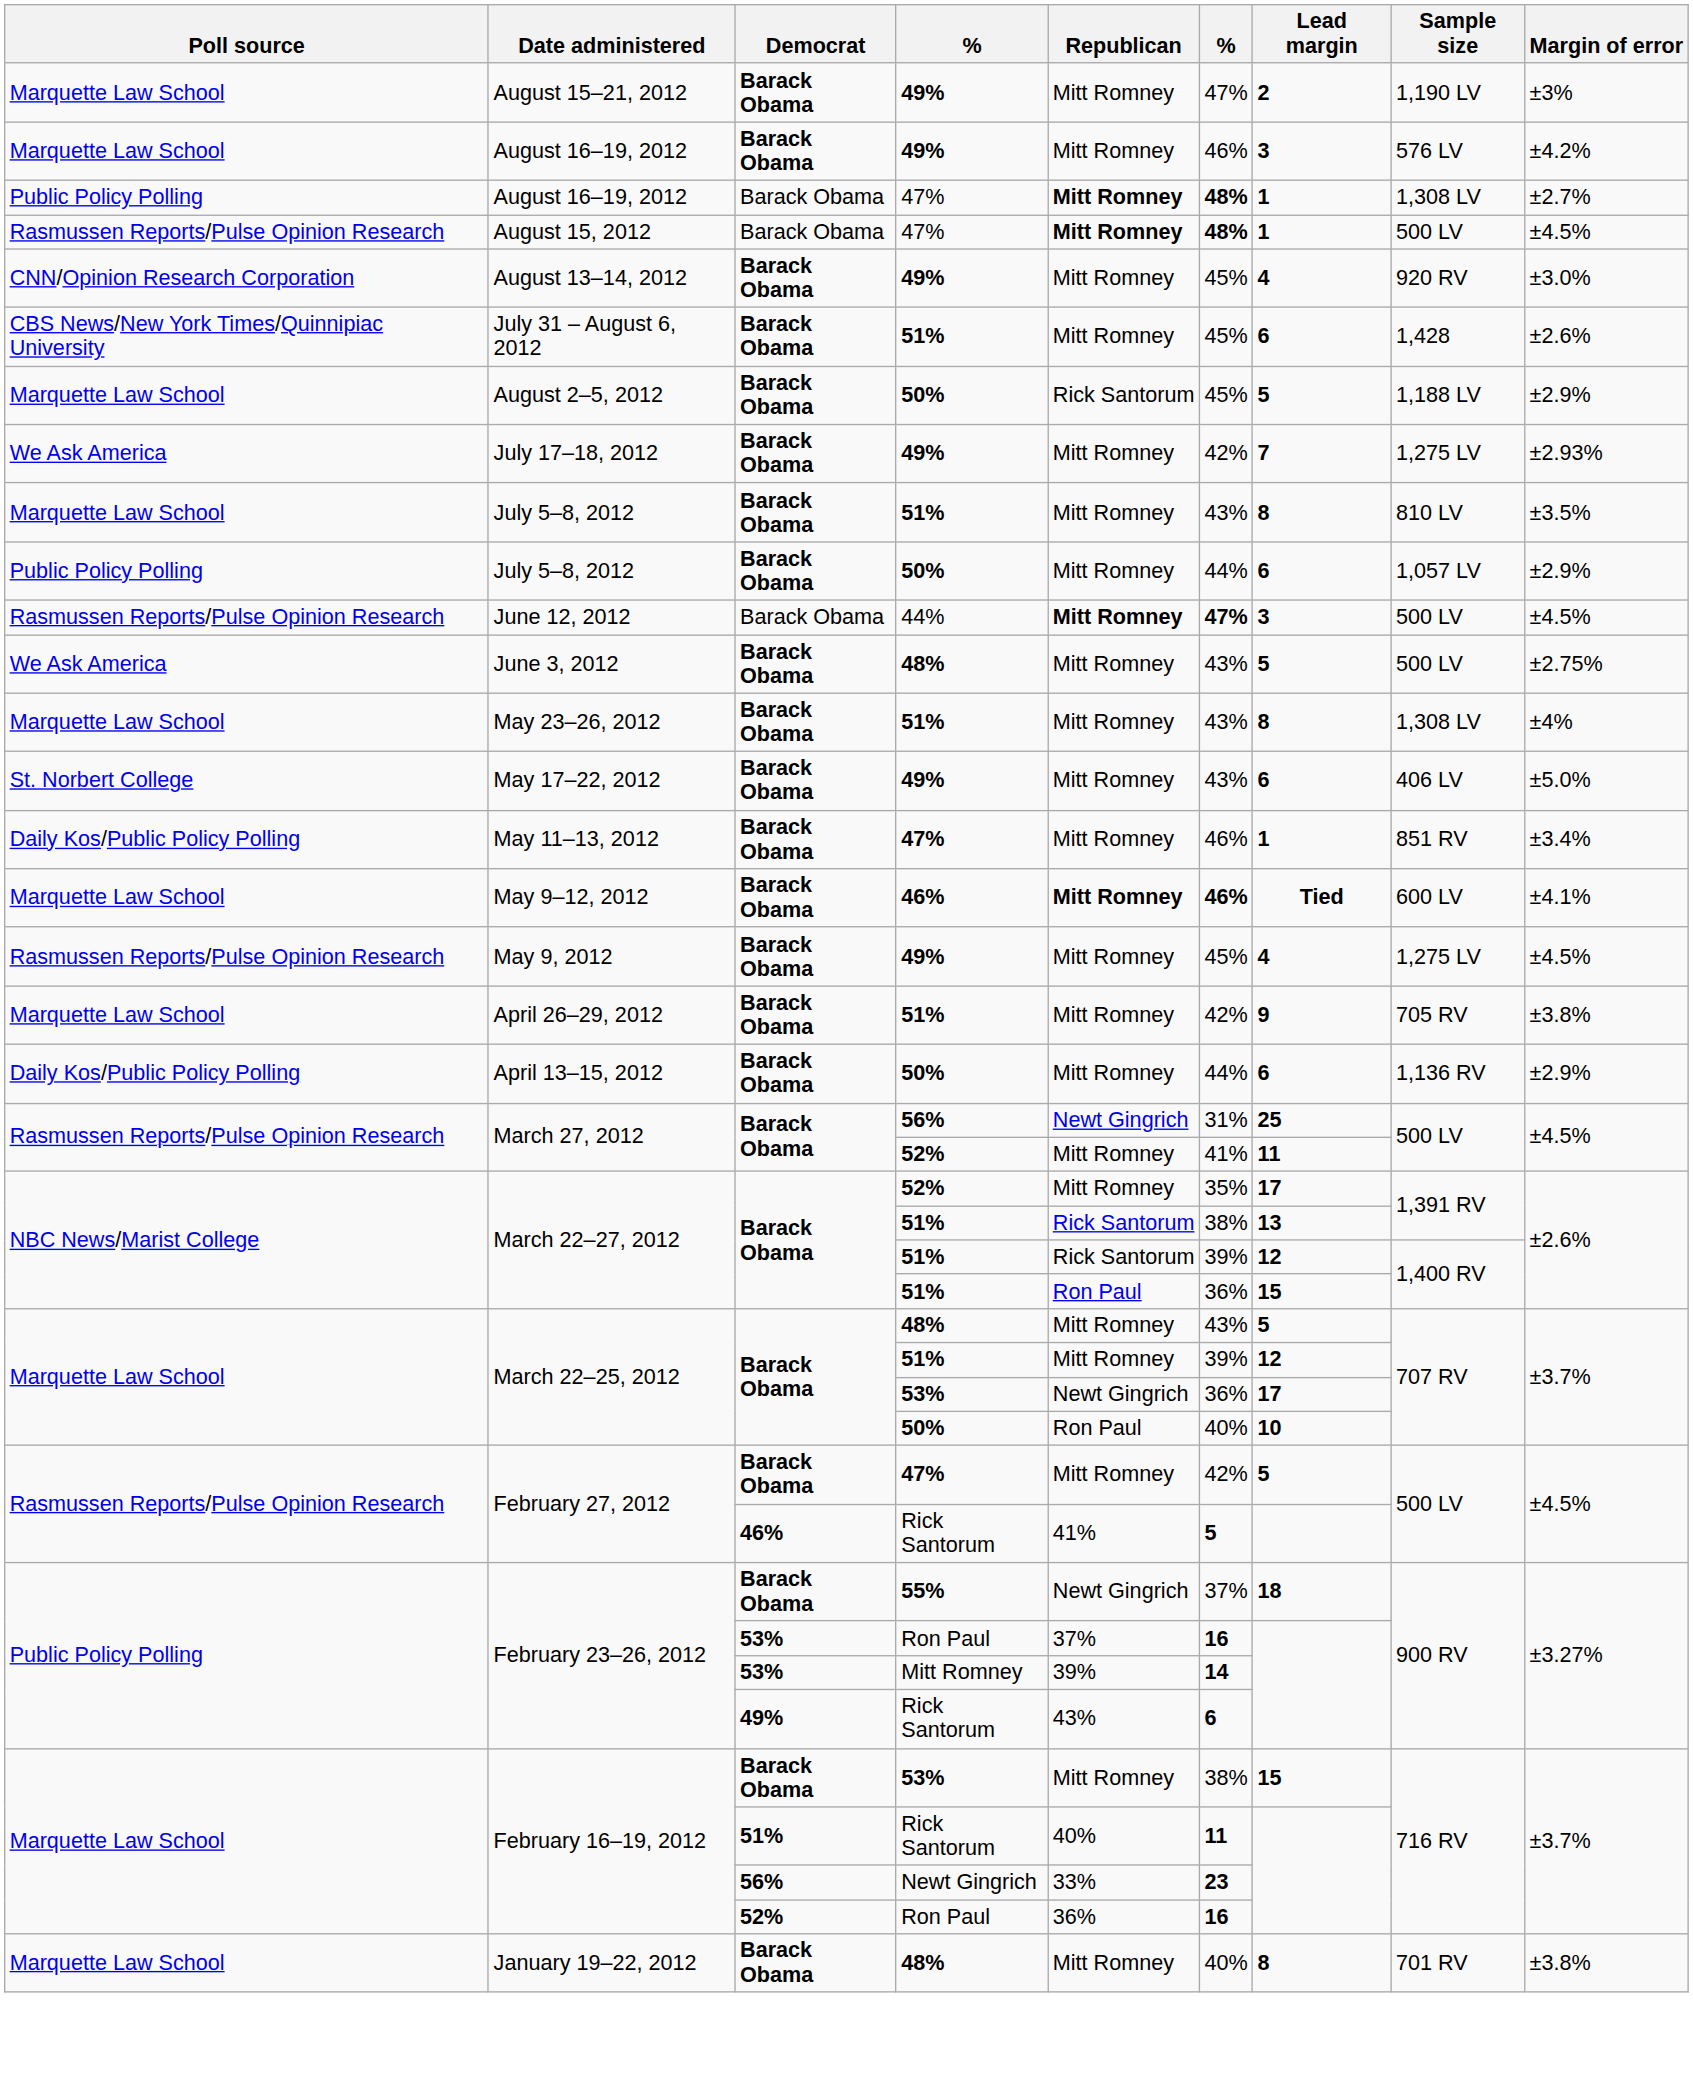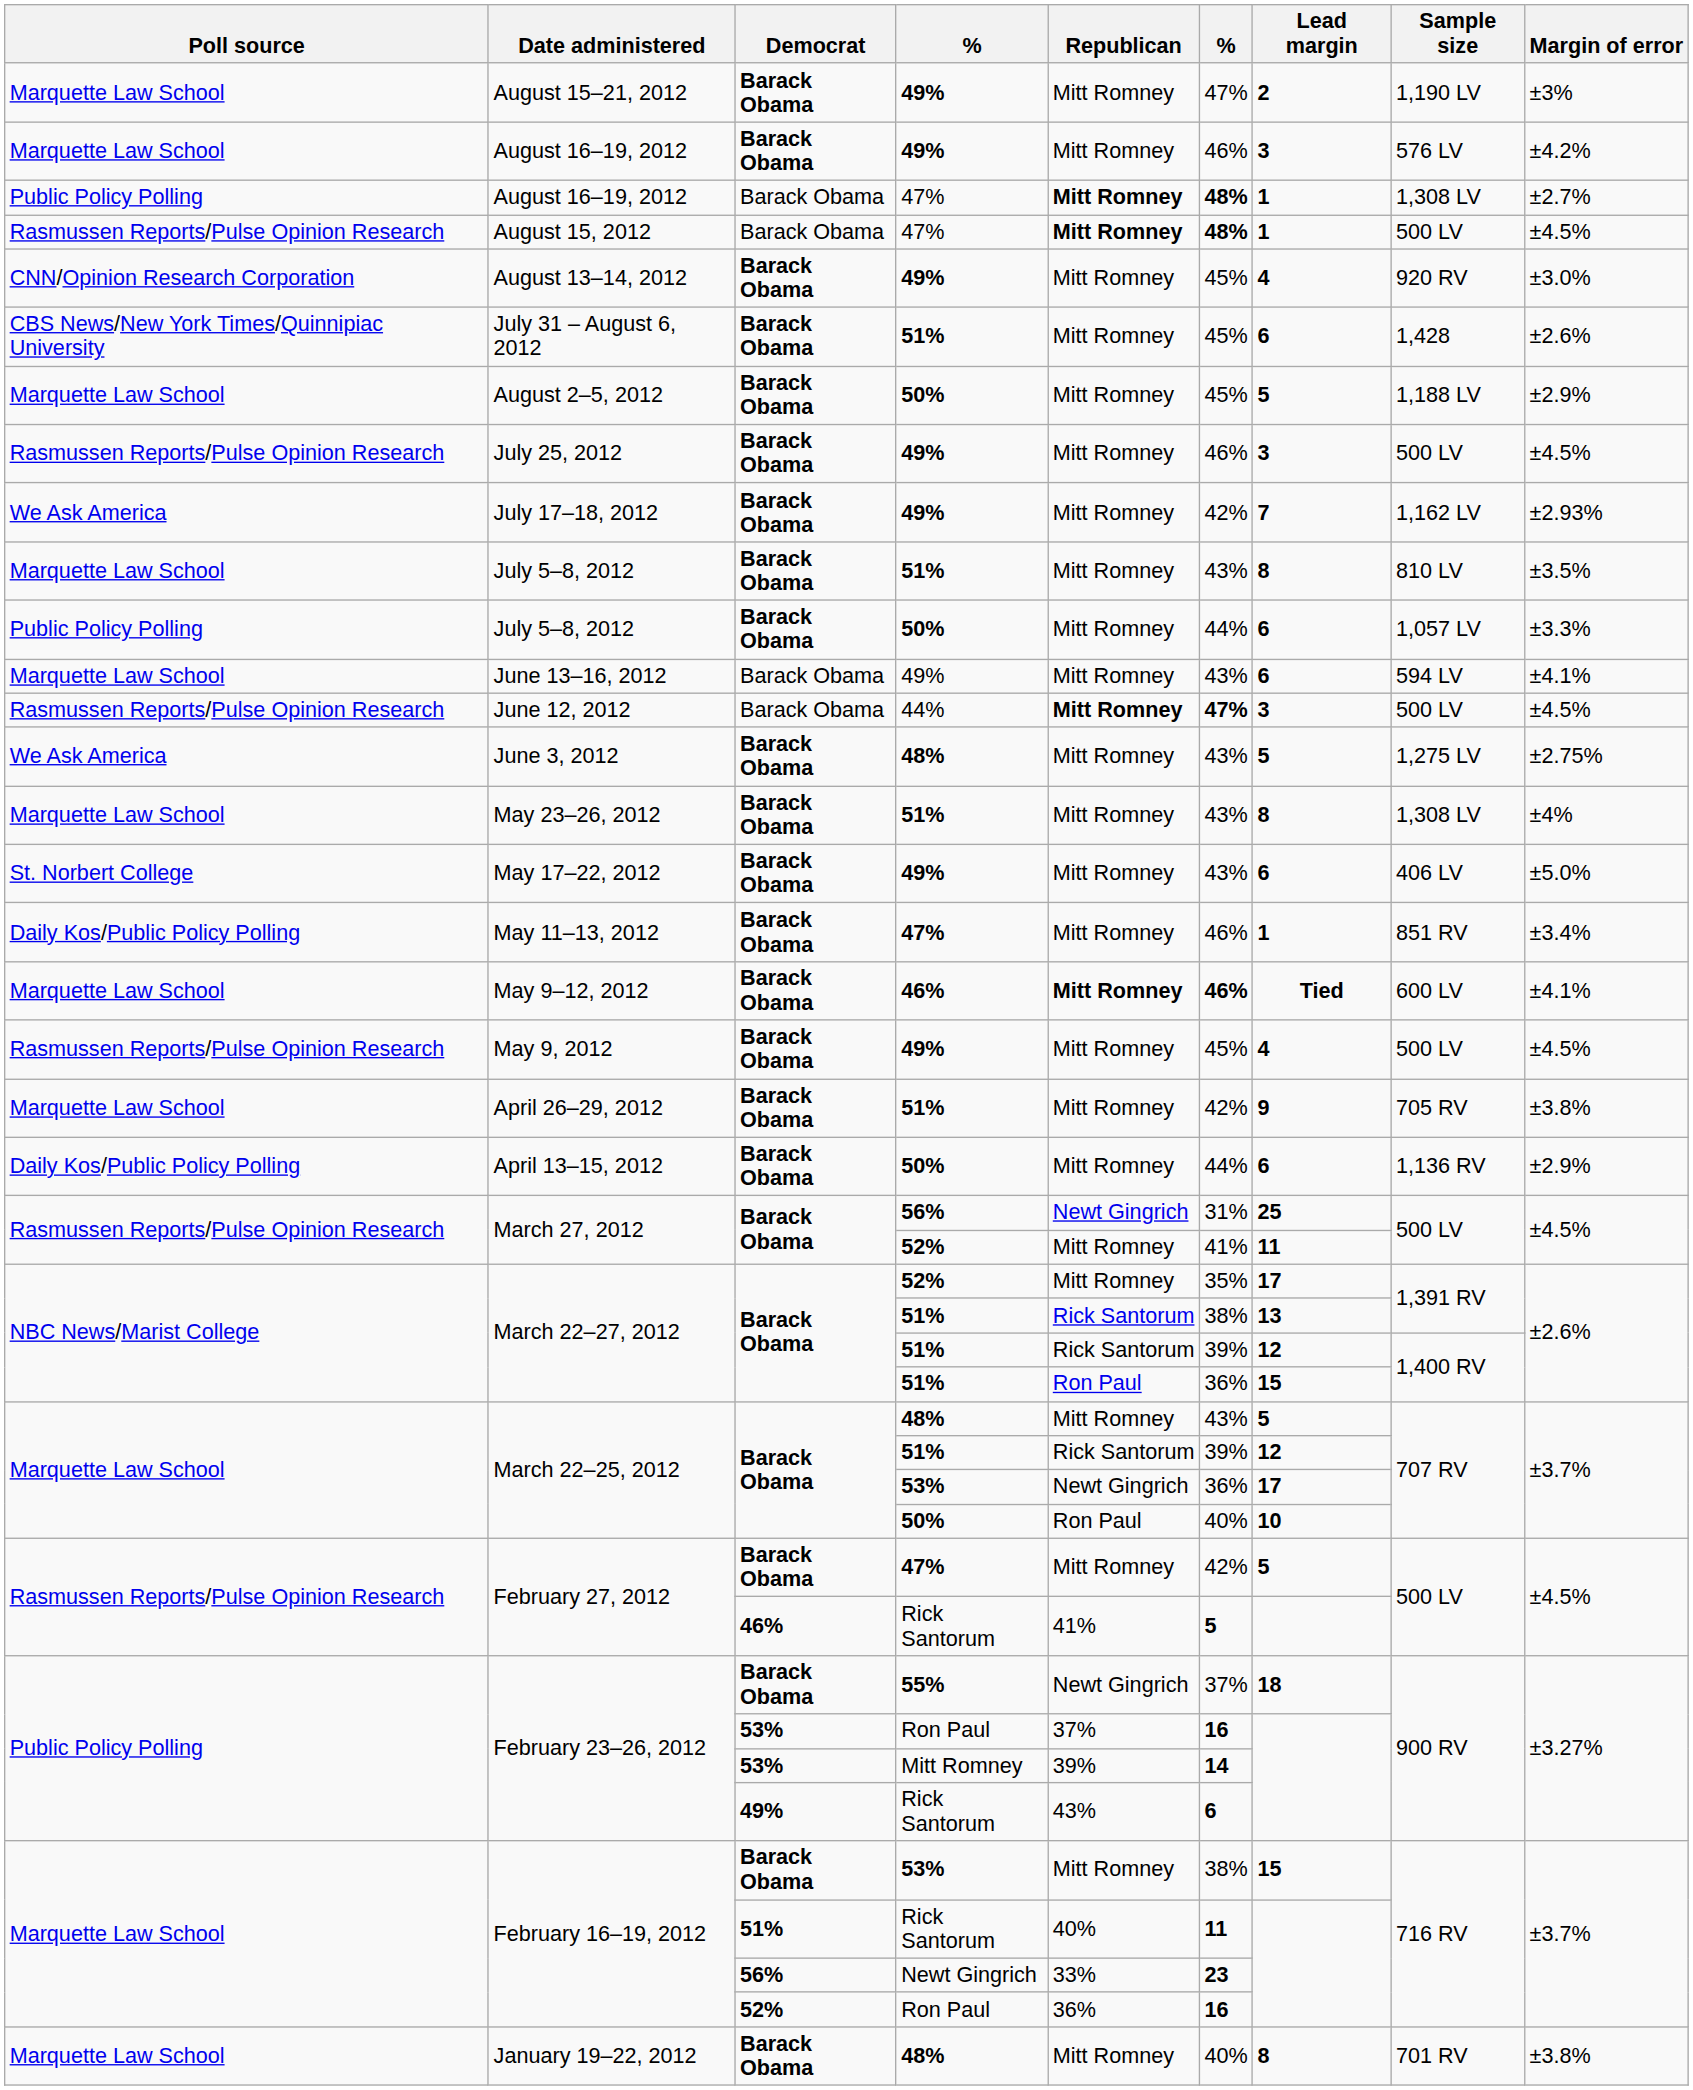(1124, 395) Rick Santorum -> (1113, 395) Mitt Romney
+ row: (558, 453)
(1438, 453) 1,275 LV -> (1438, 512) 1,162 LV
(1560, 570) ±2.9% -> (1560, 629) ±3.3%
+ row: (580, 675)
(1429, 663) 500 LV -> (1438, 756) 1,275 LV
(1438, 956) 1,275 LV -> (1429, 1049) 500 LV
(1113, 1359) Mitt Romney -> (1124, 1452) Rick Santorum
